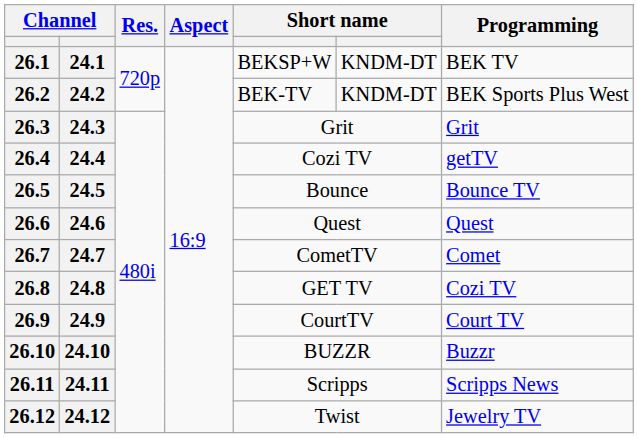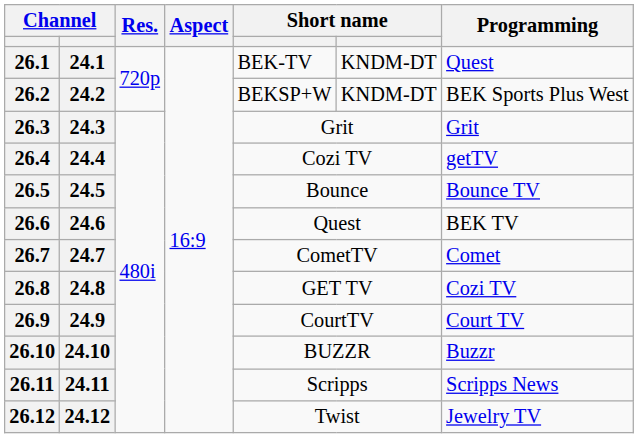(285, 62) BEKSP+W -> (275, 62) BEK-TV
(482, 62) BEK TV -> (470, 62) Quest
(275, 94) BEK-TV -> (285, 94) BEKSP+W
(470, 223) Quest -> (482, 223) BEK TV
